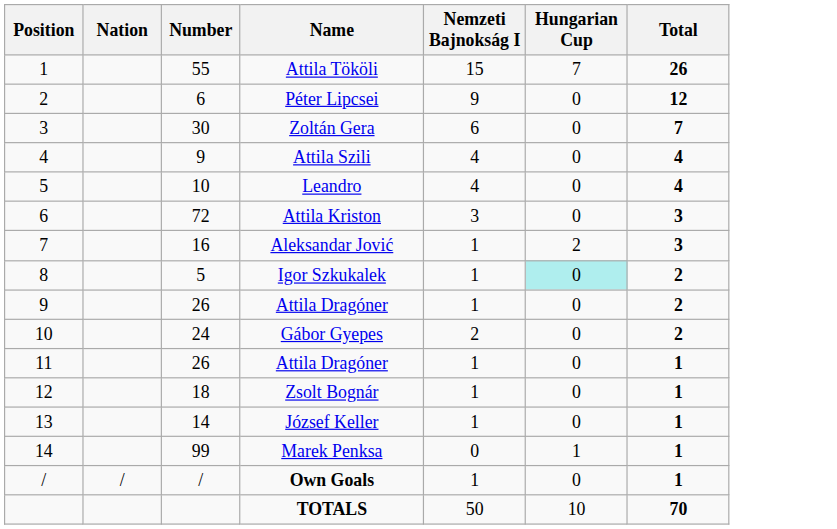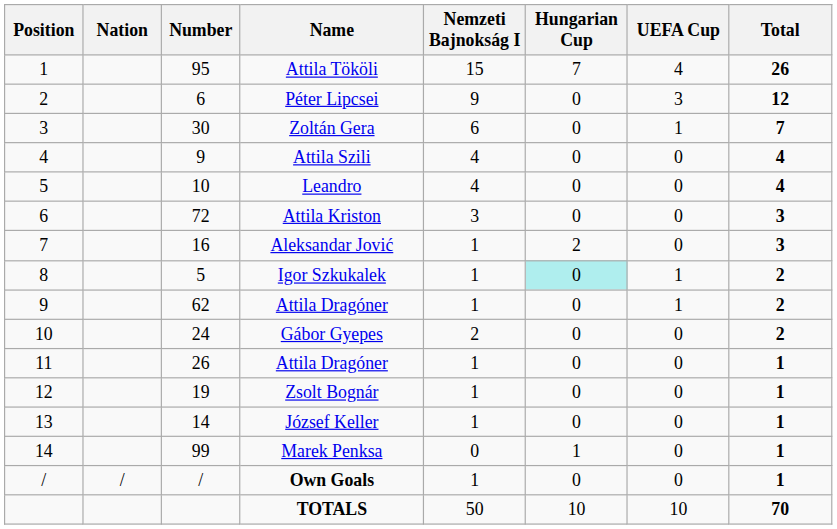+ column: (678, 29)
(201, 69) 55 -> (201, 69) 95
(201, 304) 26 -> (201, 304) 62
(201, 392) 18 -> (201, 392) 19
